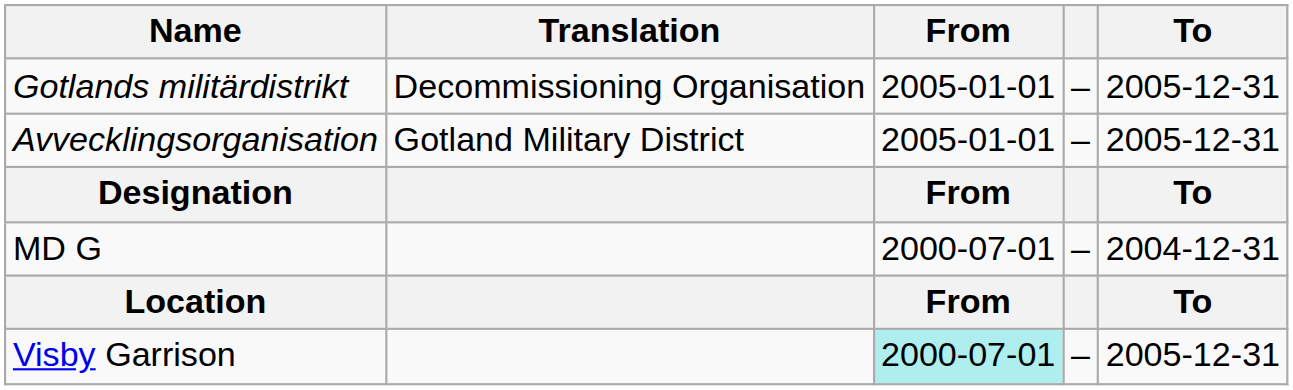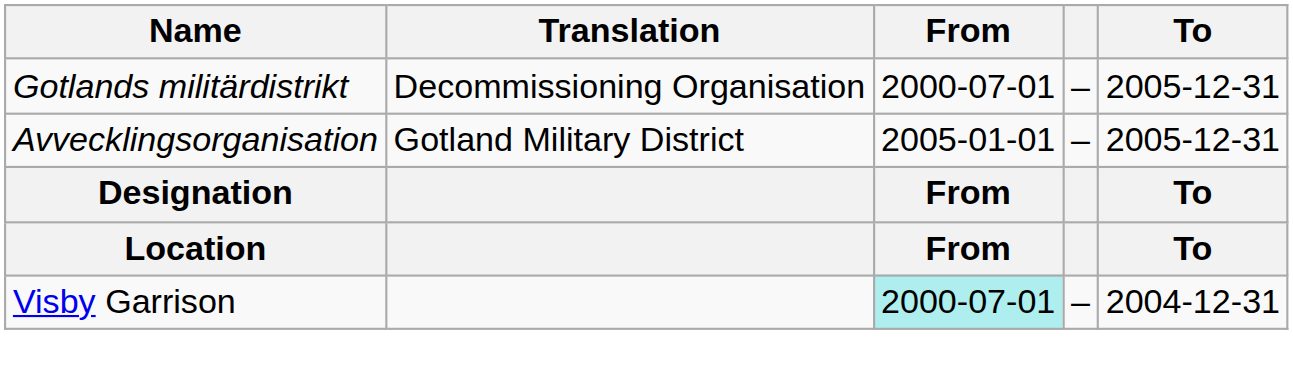(968, 85) 2005-01-01 -> (968, 85) 2000-07-01
- row: (57, 247)
(1193, 355) 2005-12-31 -> (1193, 301) 2004-12-31
